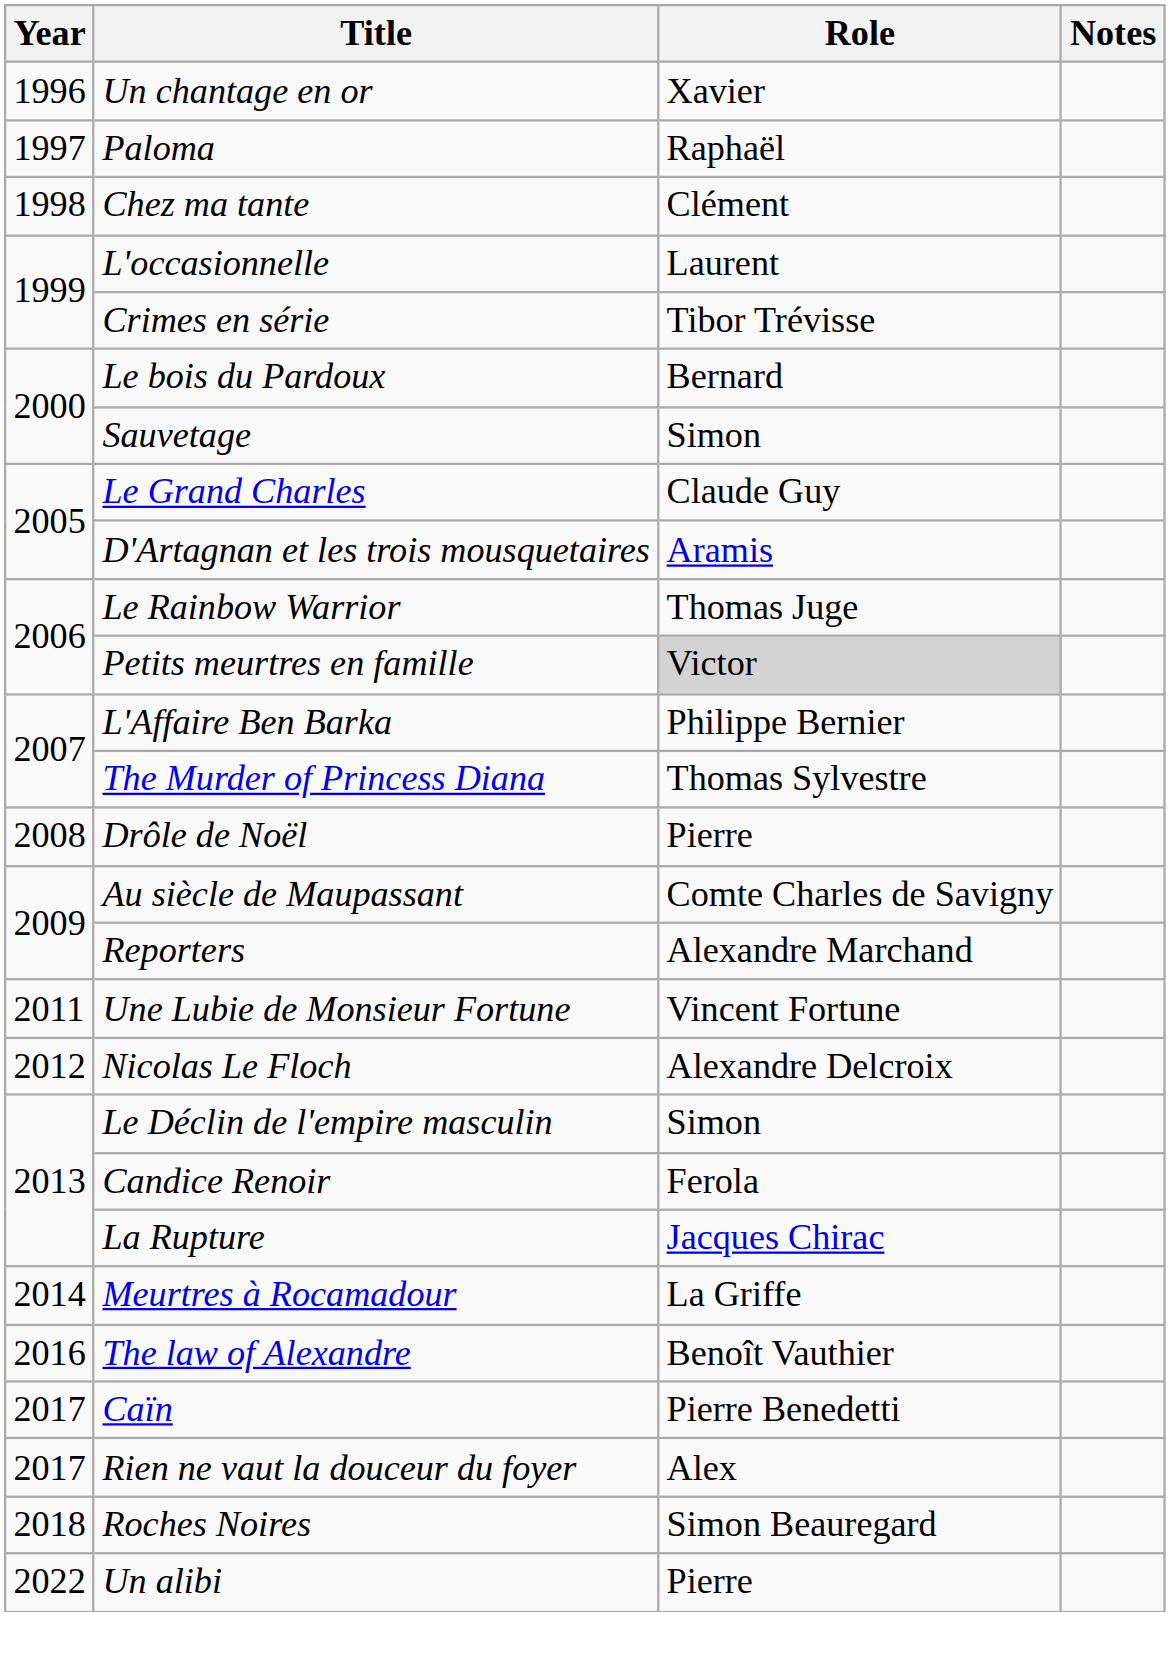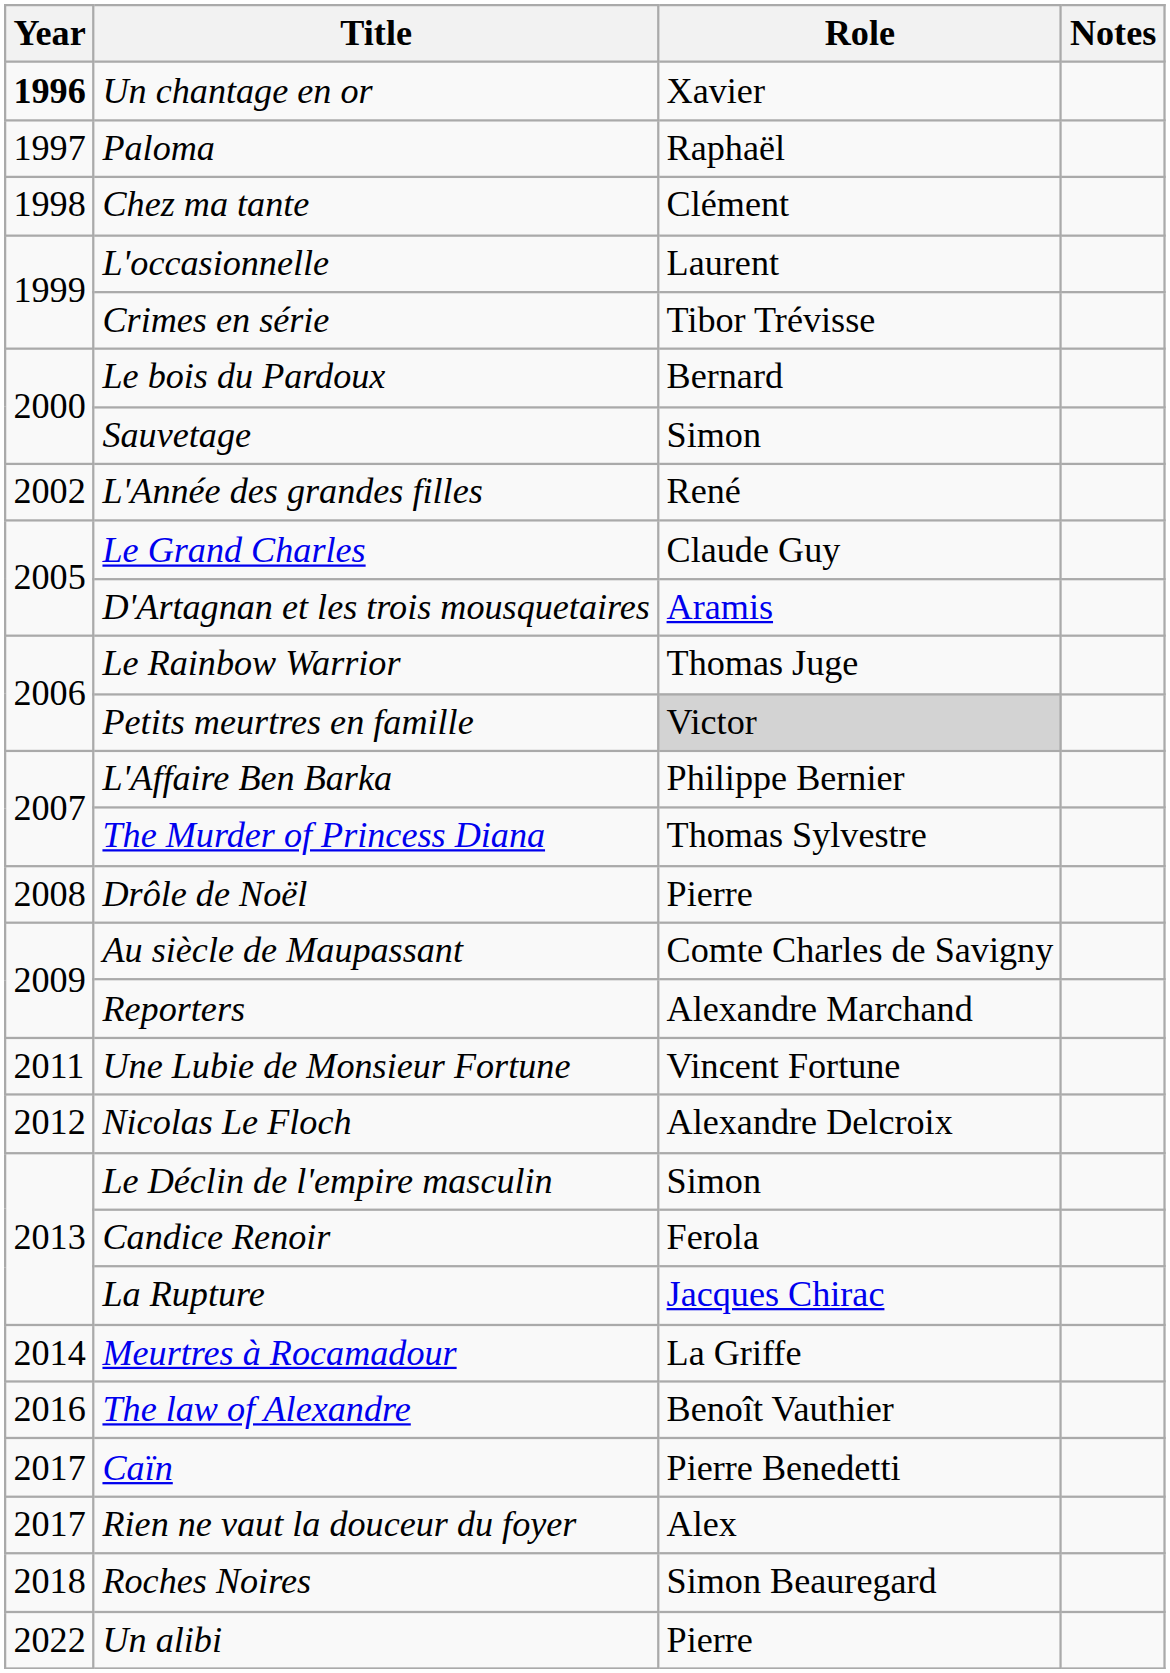(50, 90) normal -> (50, 90) bold
+ row: (293, 491)
